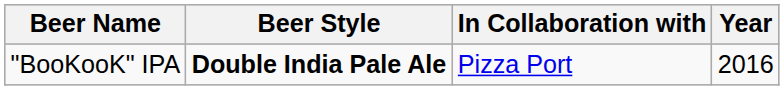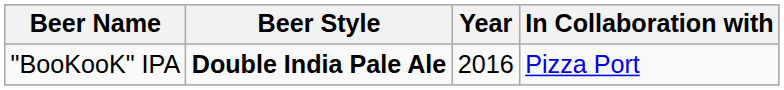columns swapped: (582, 24) <-> (746, 24)
